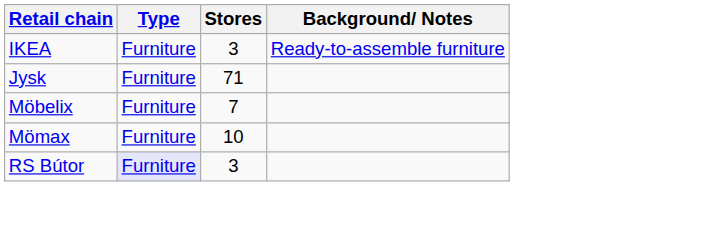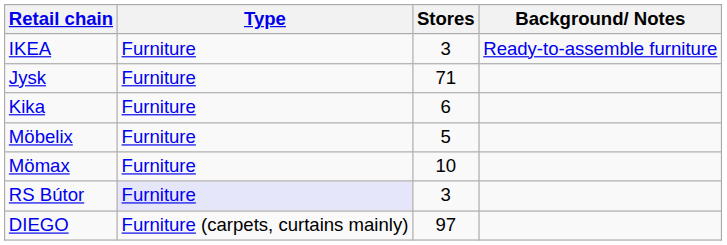+ row: (27, 107)
(233, 107) 7 -> (446, 136) 5
+ row: (39, 225)
